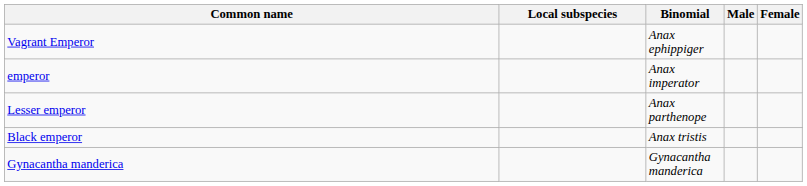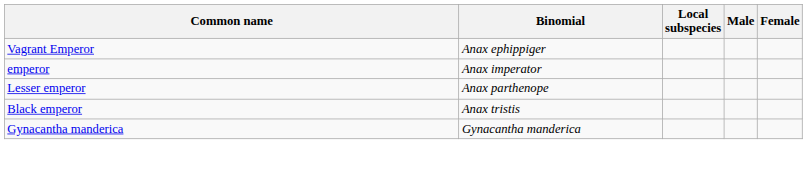columns swapped: (685, 14) <-> (572, 14)
